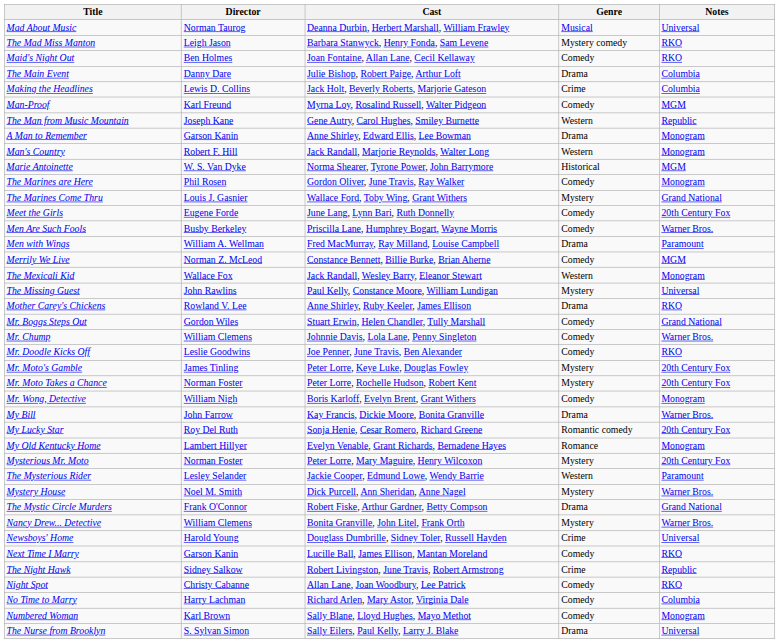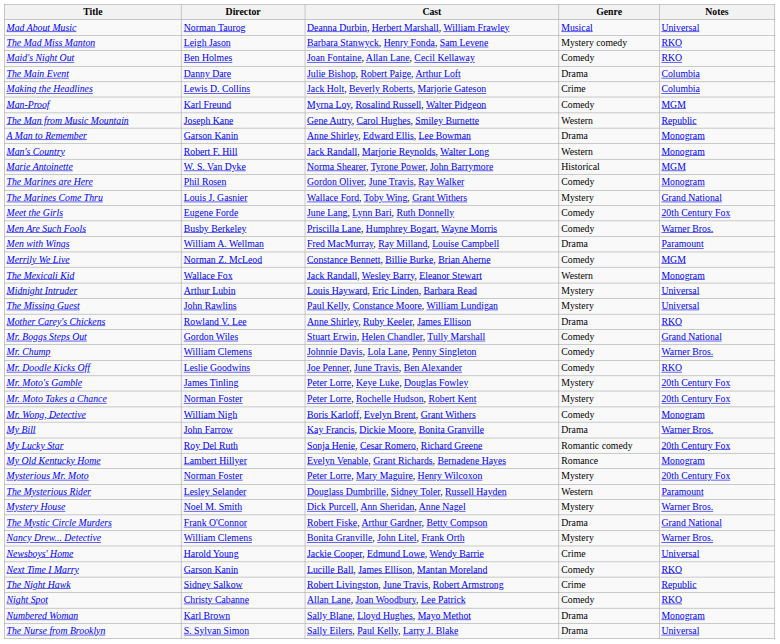+ row: (42, 290)
(395, 476) Jackie Cooper, Edmund Lowe, Wendy Barrie -> (407, 492) Douglass Dumbrille, Sidney Toler, Russell Hayden
(407, 538) Douglass Dumbrille, Sidney Toler, Russell Hayden -> (395, 553) Jackie Cooper, Edmund Lowe, Wendy Barrie
- row: (42, 600)
(578, 615) Comedy -> (575, 615) Drama
